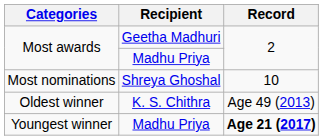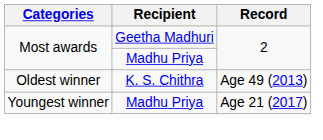- row: (62, 80)
(271, 124) bold -> (264, 102) normal
